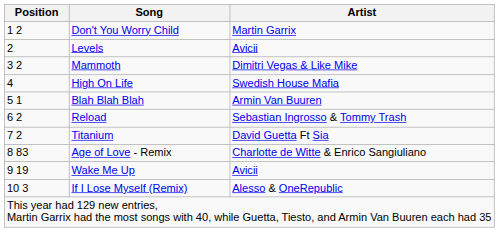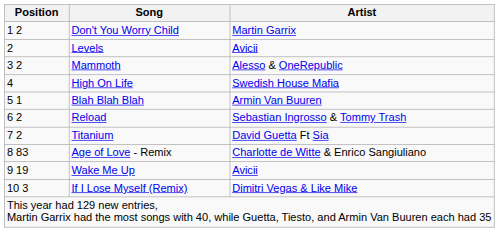(295, 65) Dimitri Vegas & Like Mike -> (287, 65) Alesso & OneRepublic
(287, 188) Alesso & OneRepublic -> (295, 188) Dimitri Vegas & Like Mike
